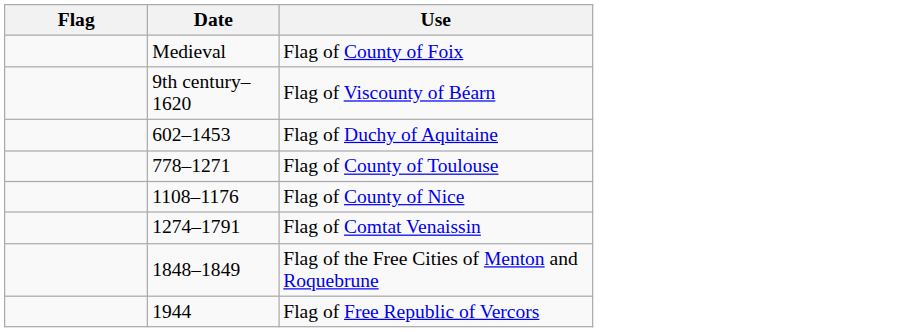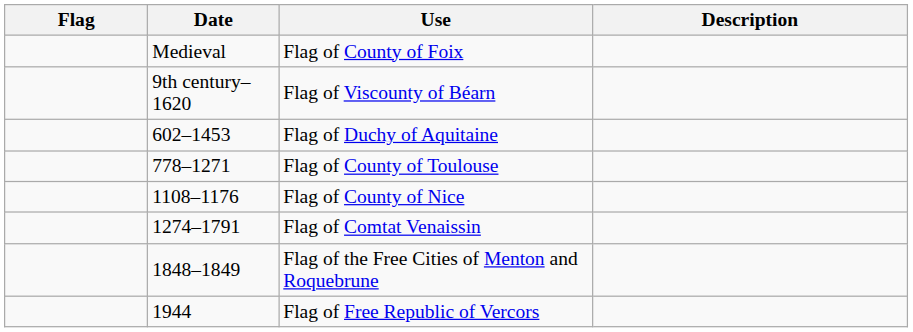+ column: (750, 19)
